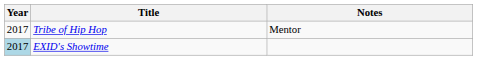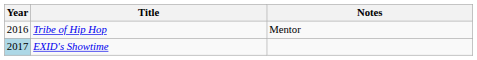(18, 30) 2017 -> (18, 30) 2016
